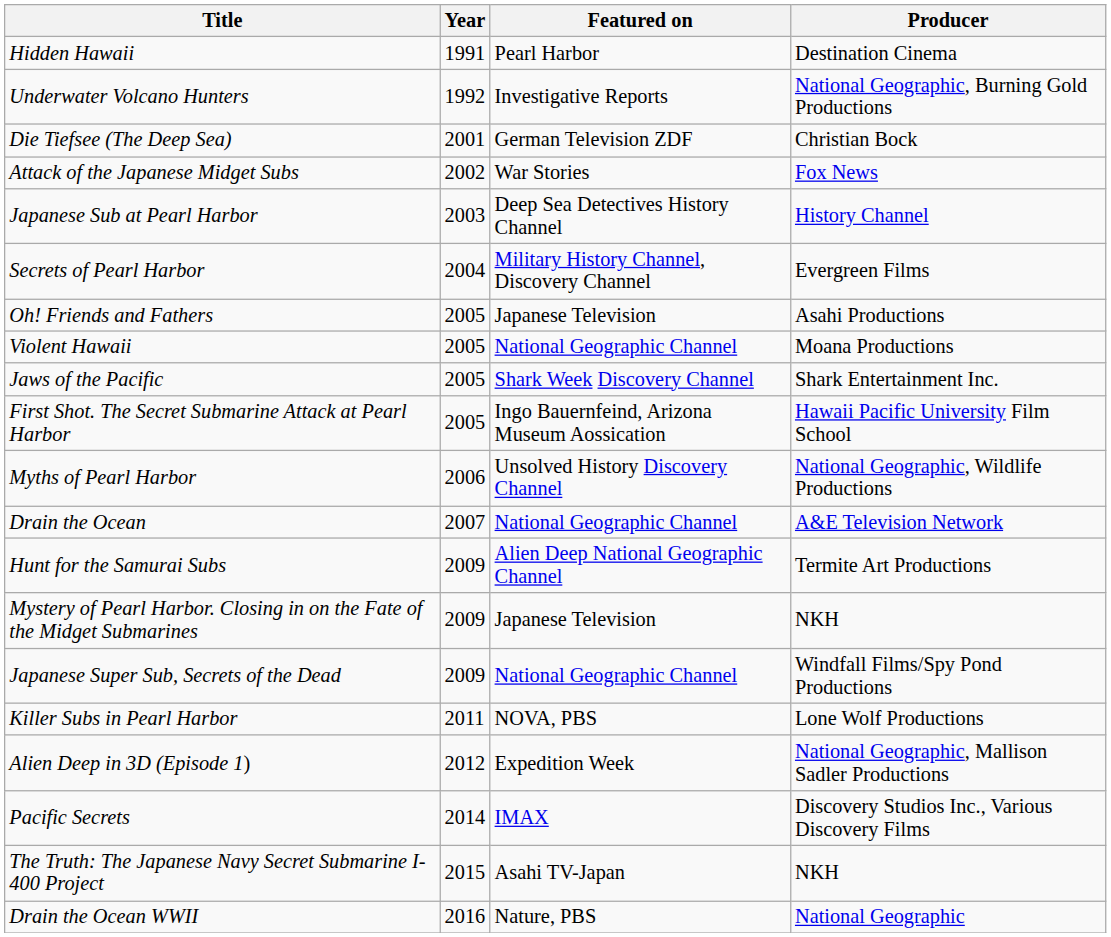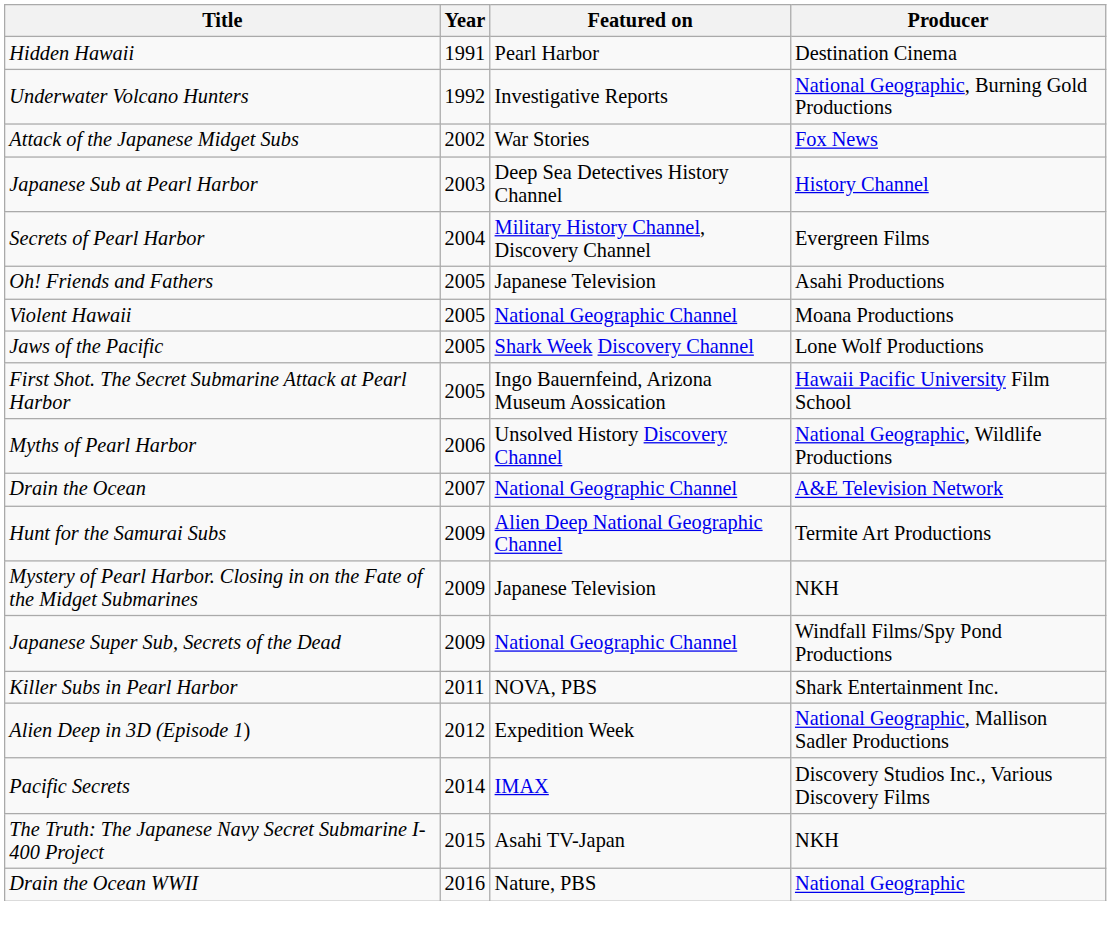- row: (120, 140)
(897, 379) Shark Entertainment Inc. -> (889, 347) Lone Wolf Productions
(889, 719) Lone Wolf Productions -> (897, 686) Shark Entertainment Inc.
